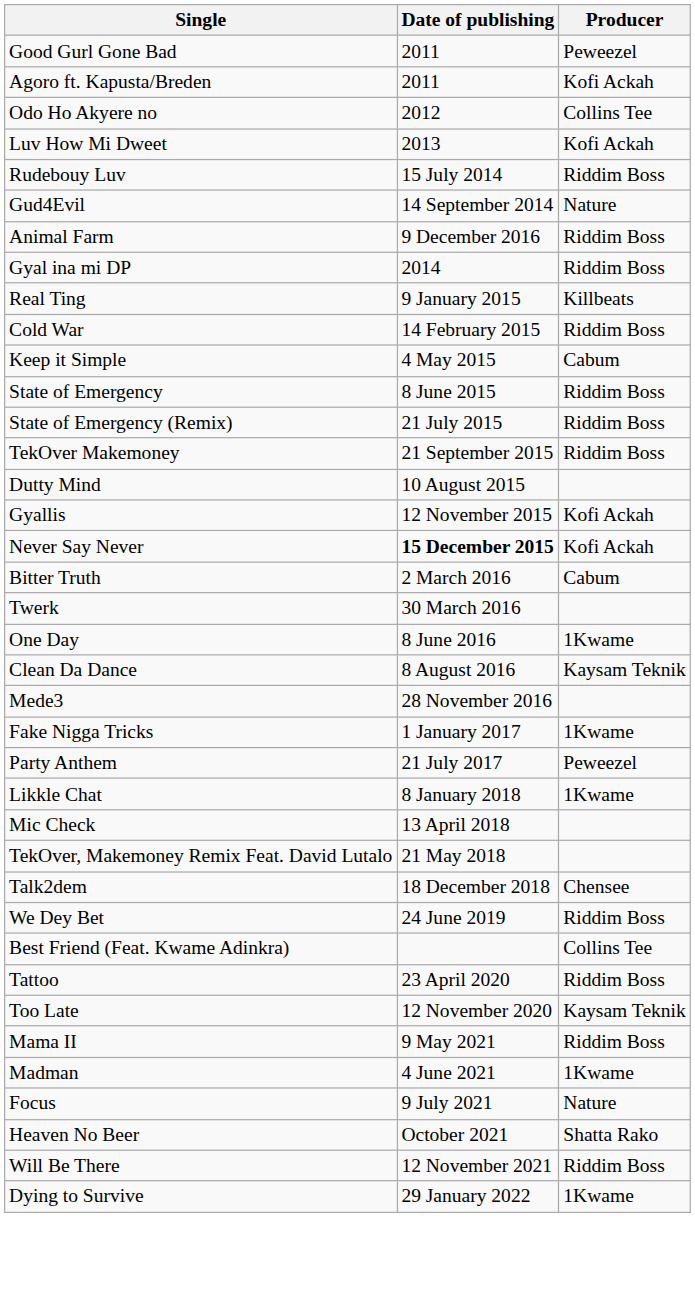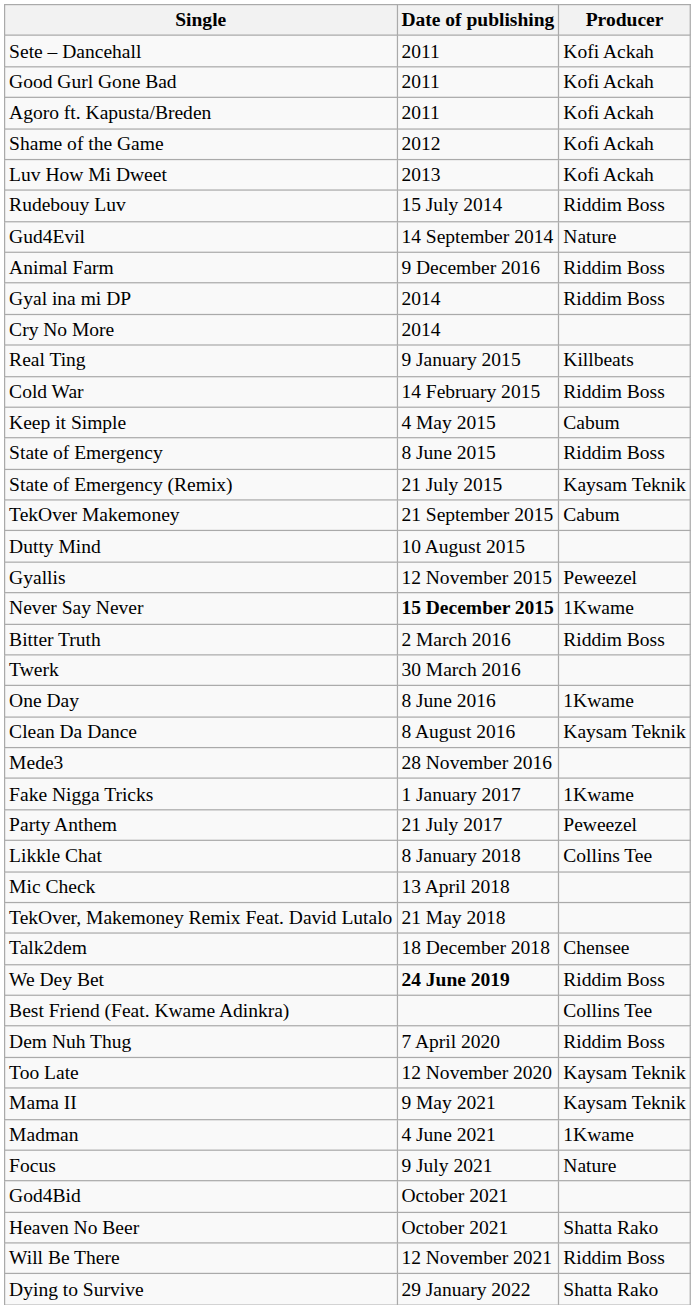+ row: (75, 50)
(600, 50) Peweezel -> (609, 81) Kofi Ackah
+ row: (91, 143)
- row: (83, 112)
+ row: (62, 329)
(614, 422) Riddim Boss -> (625, 484) Kaysam Teknik
(614, 453) Riddim Boss -> (592, 515) Cabum
(609, 515) Kofi Ackah -> (600, 577) Peweezel
(609, 546) Kofi Ackah -> (599, 608) 1Kwame
(592, 577) Cabum -> (614, 639) Riddim Boss
(599, 793) 1Kwame -> (608, 855) Collins Tee
(453, 917) normal -> (456, 979) bold
+ row: (70, 1041)
- row: (34, 979)
(614, 1041) Riddim Boss -> (625, 1103) Kaysam Teknik
+ row: (45, 1196)
(599, 1196) 1Kwame -> (611, 1289) Shatta Rako
